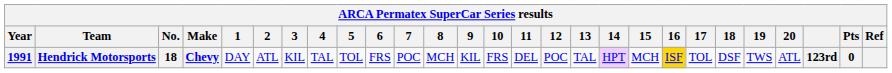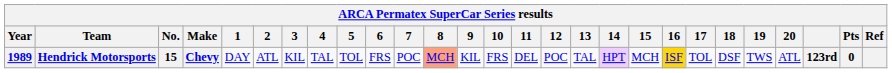(20, 57) 1991 -> (20, 57) 1989
(171, 57) 18 -> (171, 57) 15
(440, 57) no background -> (440, 57) lightsalmon background
